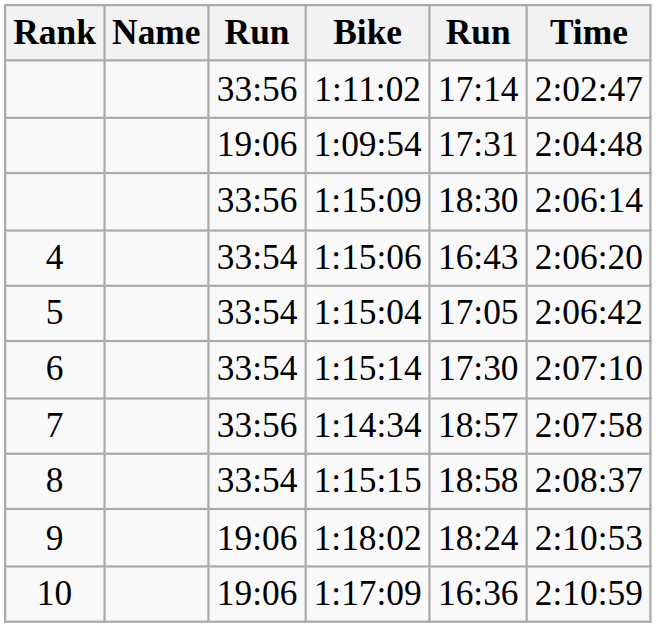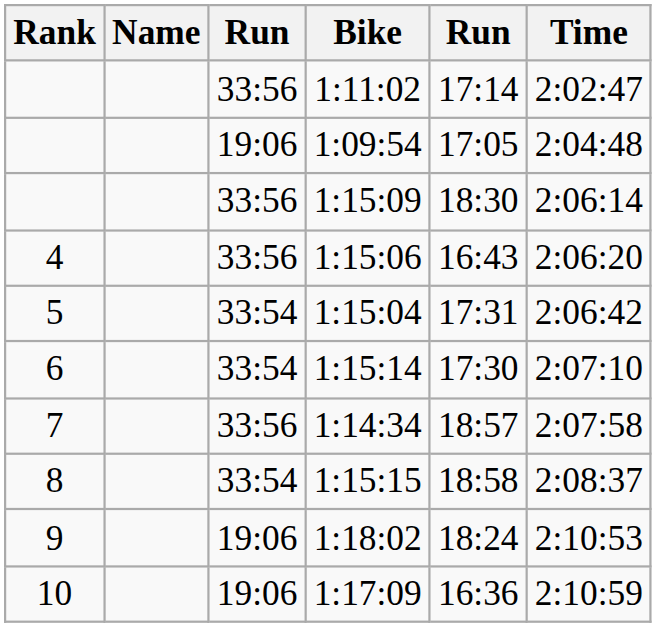(478, 144) 17:31 -> (478, 144) 17:05
(257, 256) 33:54 -> (257, 256) 33:56
(478, 312) 17:05 -> (478, 312) 17:31
